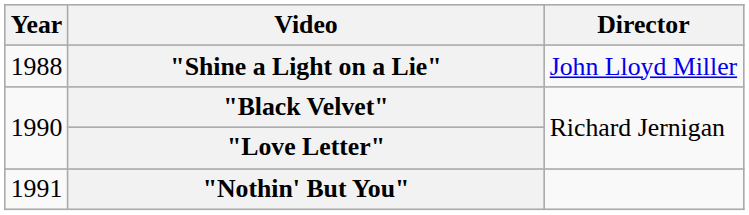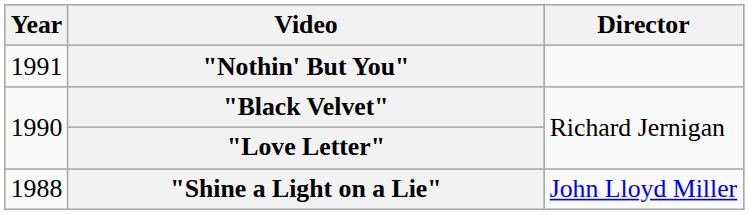rows swapped: (306, 65) <-> (306, 188)
